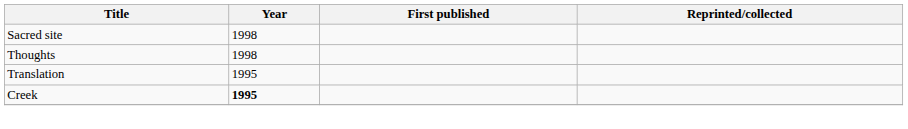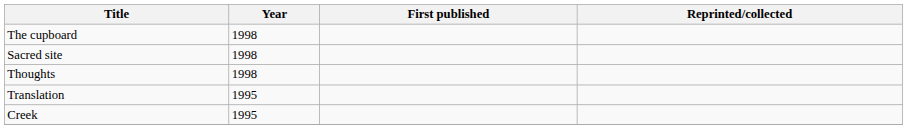+ row: (42, 34)
(244, 94) bold -> (244, 114) normal
